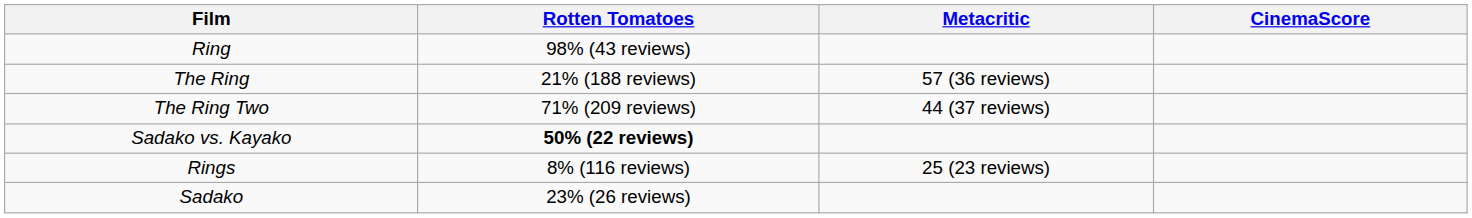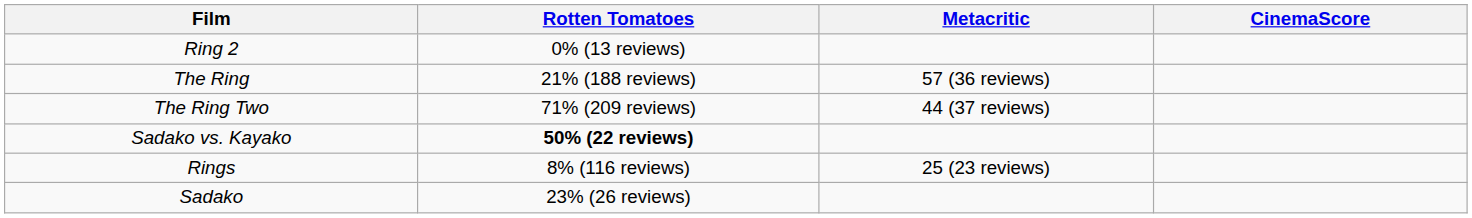- row: (211, 49)
+ row: (211, 49)
